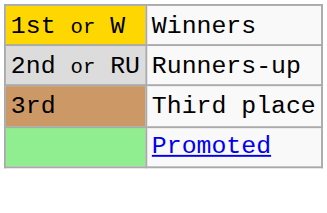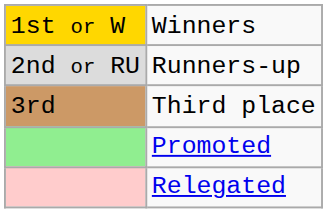+ row: (219, 187)
